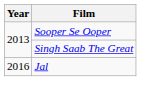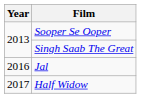+ row: (61, 84)
